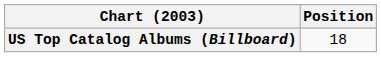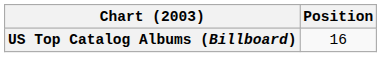(338, 40) 18 -> (338, 40) 16
